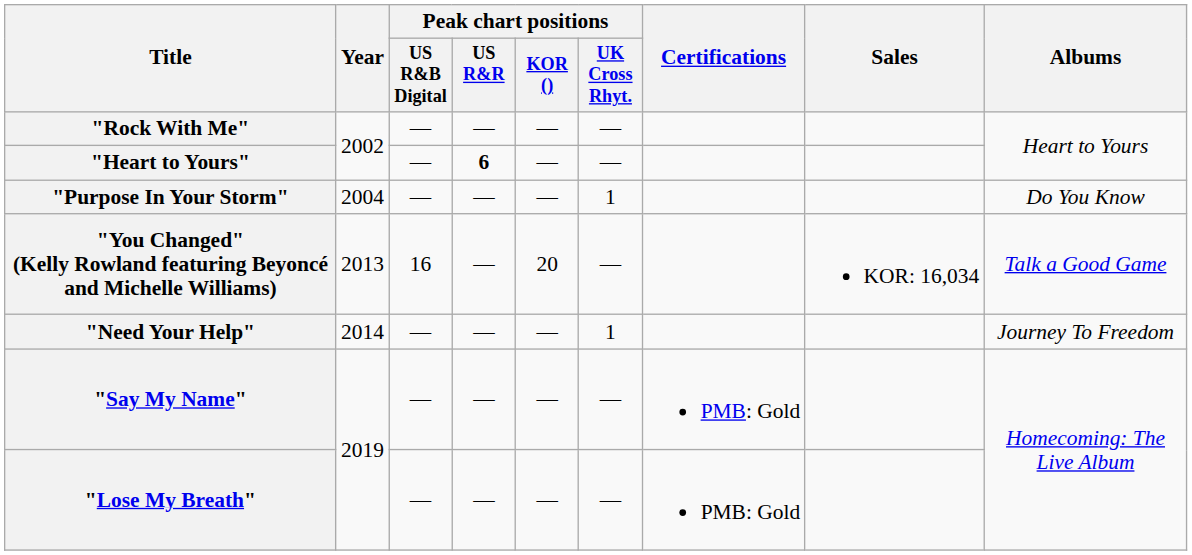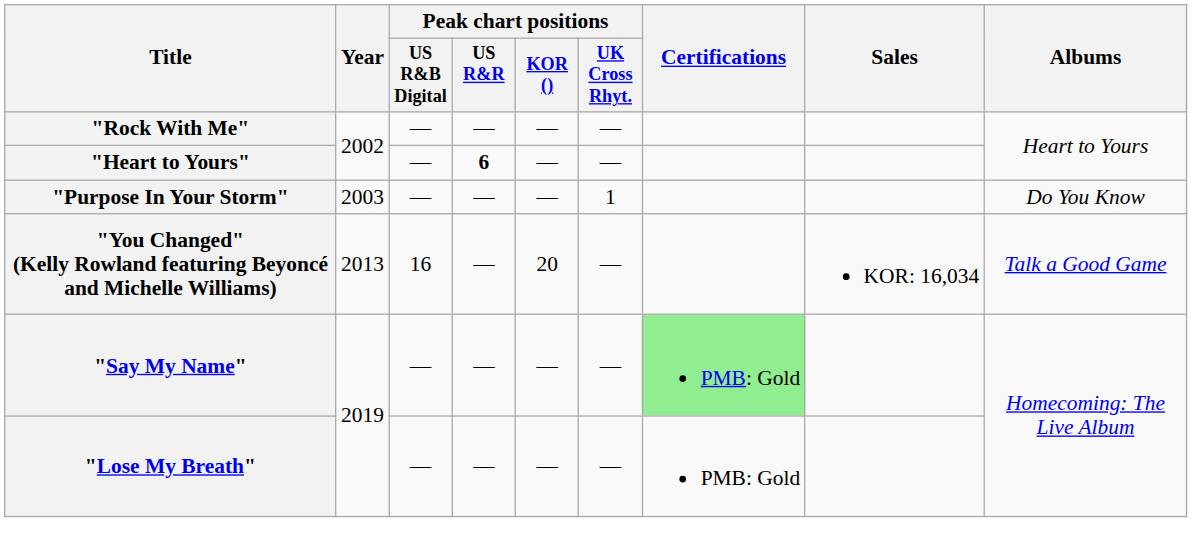(363, 196) 2004 -> (363, 196) 2003
- row: (170, 331)
(724, 411) no background -> (724, 377) lightgreen background
